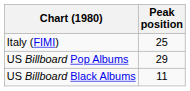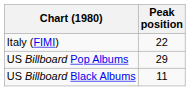(162, 42) 25 -> (162, 42) 22
